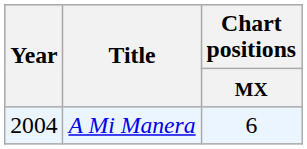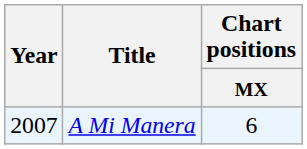(34, 125) 2004 -> (34, 125) 2007
